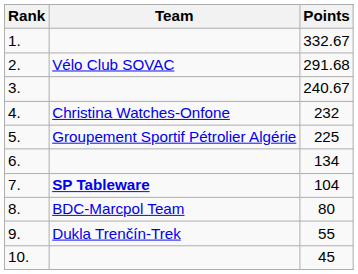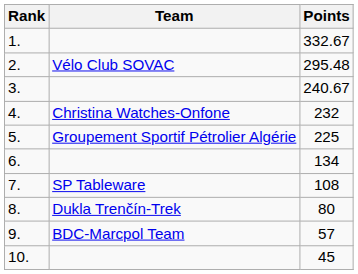(327, 64) 291.68 -> (327, 64) 295.48
(101, 185) bold -> (99, 185) normal
(327, 185) 104 -> (327, 185) 108
(118, 209) BDC-Marcpol Team -> (116, 209) Dukla Trenčín-Trek
(116, 233) Dukla Trenčín-Trek -> (118, 233) BDC-Marcpol Team
(327, 233) 55 -> (327, 233) 57
